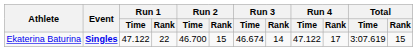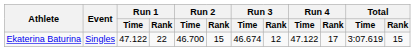(101, 40) bold -> (100, 40) normal
(278, 40) 14 -> (276, 40) 12
